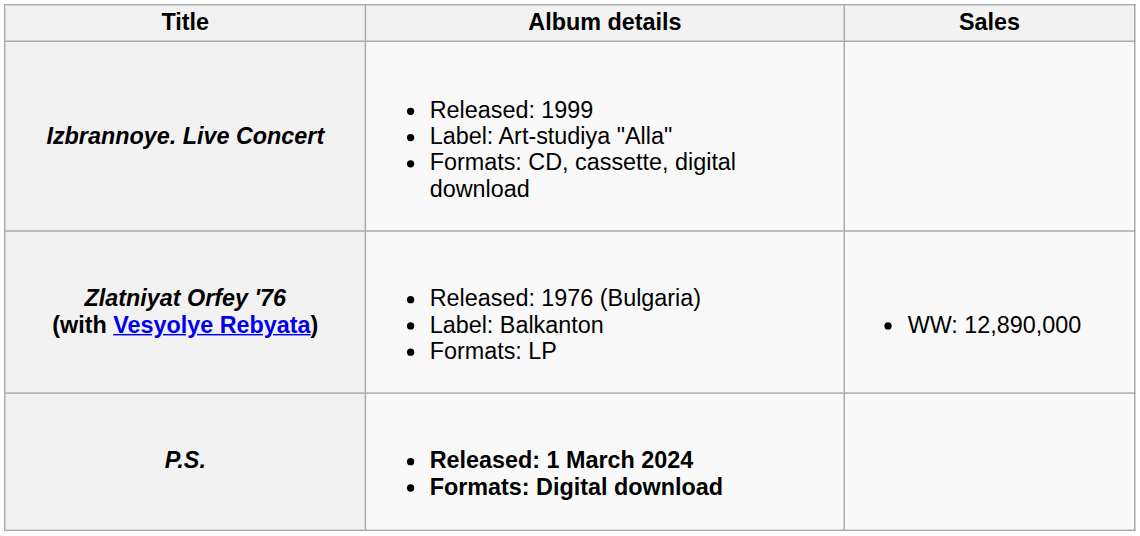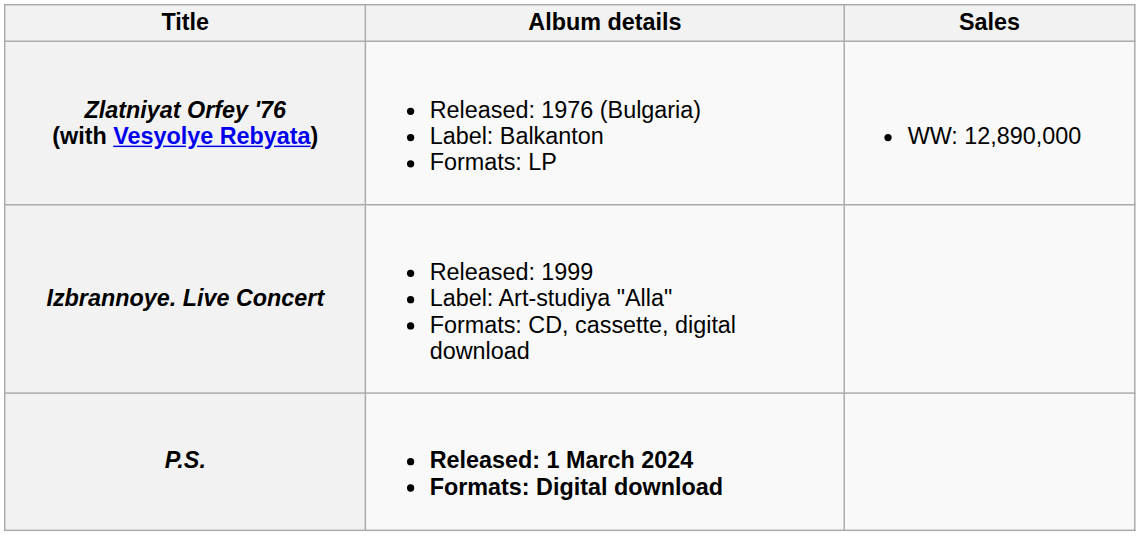rows swapped: (185, 311) <-> (185, 135)
